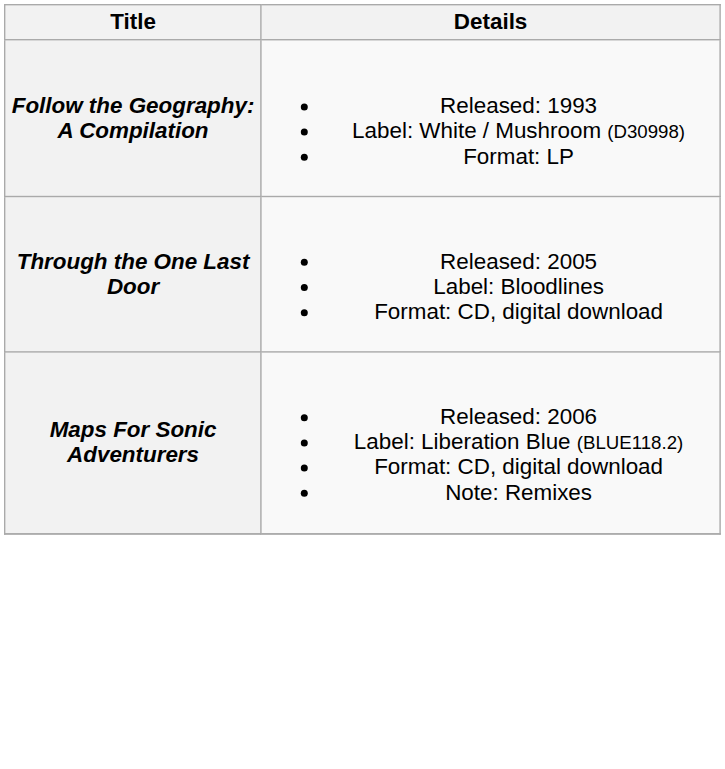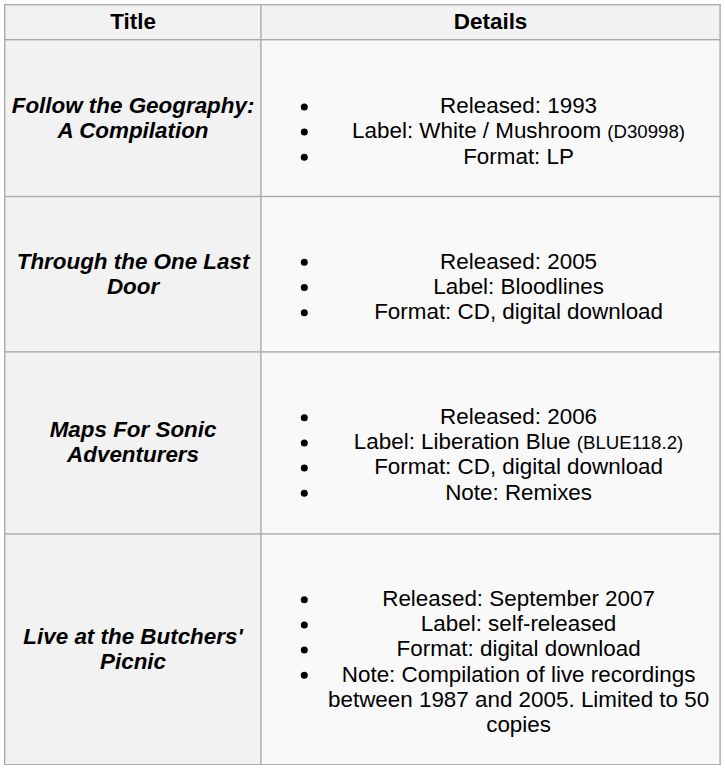+ row: (133, 648)
